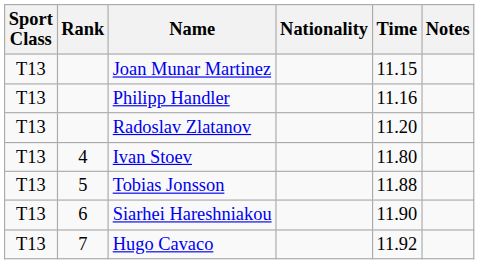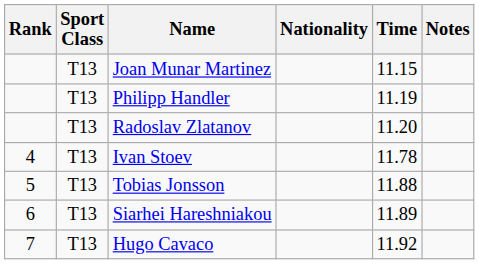columns swapped: (83, 29) <-> (31, 29)
(397, 98) 11.16 -> (397, 98) 11.19
(397, 156) 11.80 -> (397, 156) 11.78
(397, 214) 11.90 -> (397, 214) 11.89
